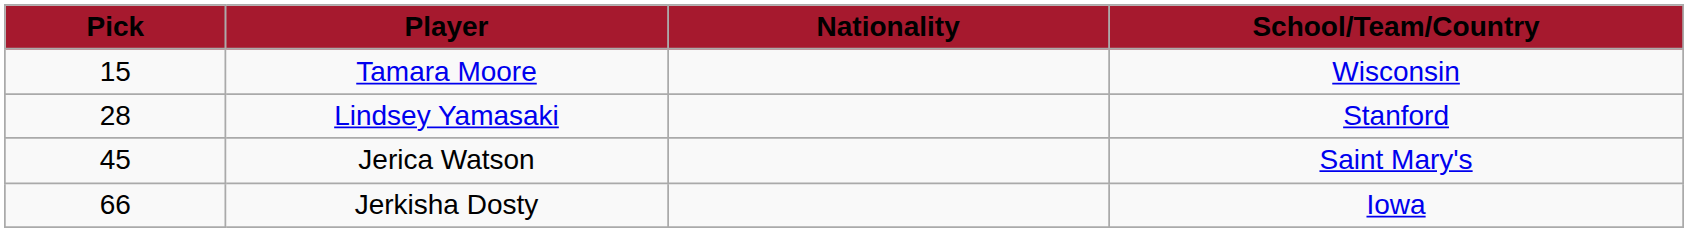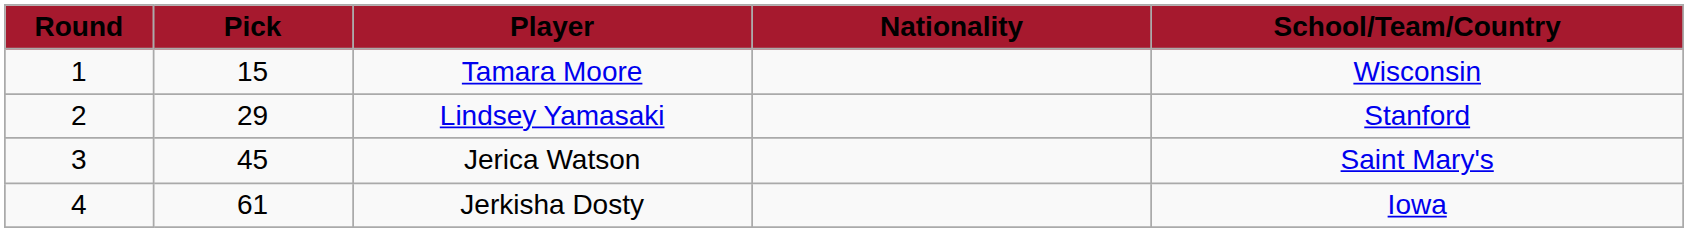+ column: (79, 26)
(115, 115) 28 -> (253, 115) 29
(115, 204) 66 -> (253, 204) 61
